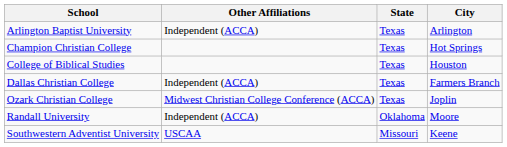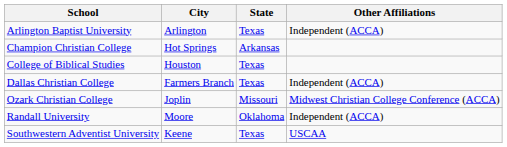columns swapped: (465, 13) <-> (269, 13)
(392, 47) Texas -> (259, 47) Arkansas
(392, 99) Texas -> (258, 99) Missouri
(399, 133) Missouri -> (252, 133) Texas
